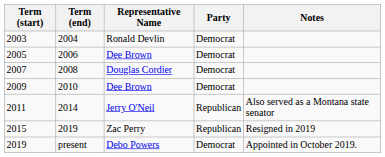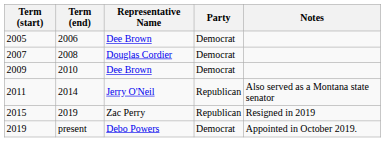- row: (17, 39)
